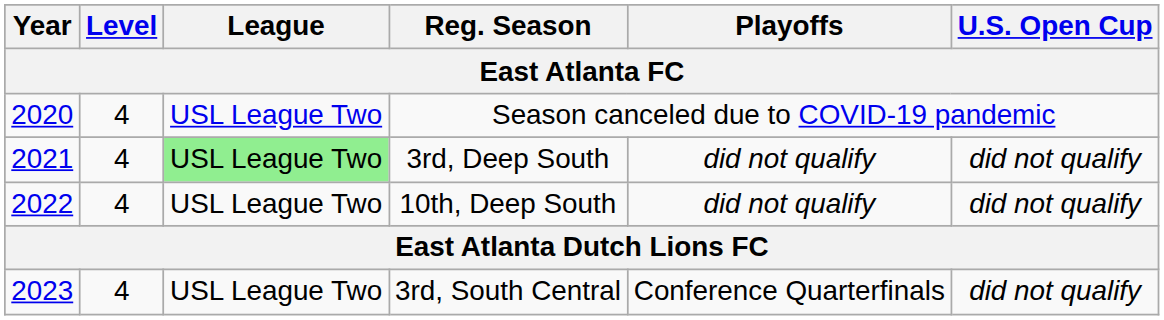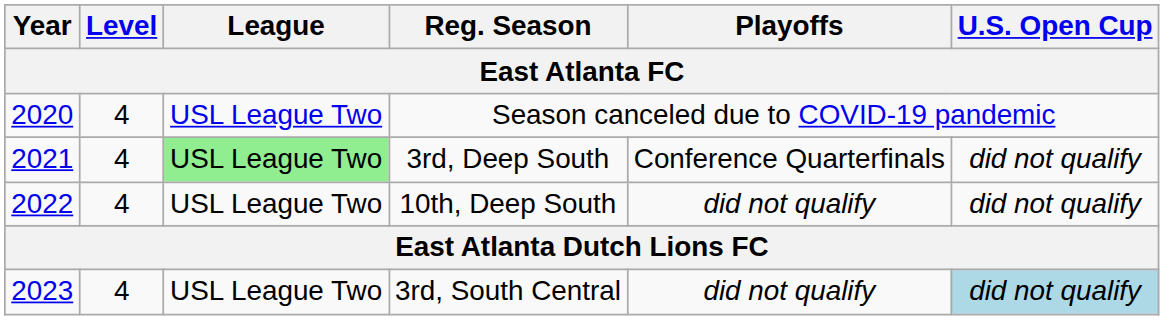(789, 159) did not qualify -> (789, 159) Conference Quarterfinals
(789, 291) Conference Quarterfinals -> (789, 291) did not qualify
(1055, 291) no background -> (1055, 291) lightblue background
